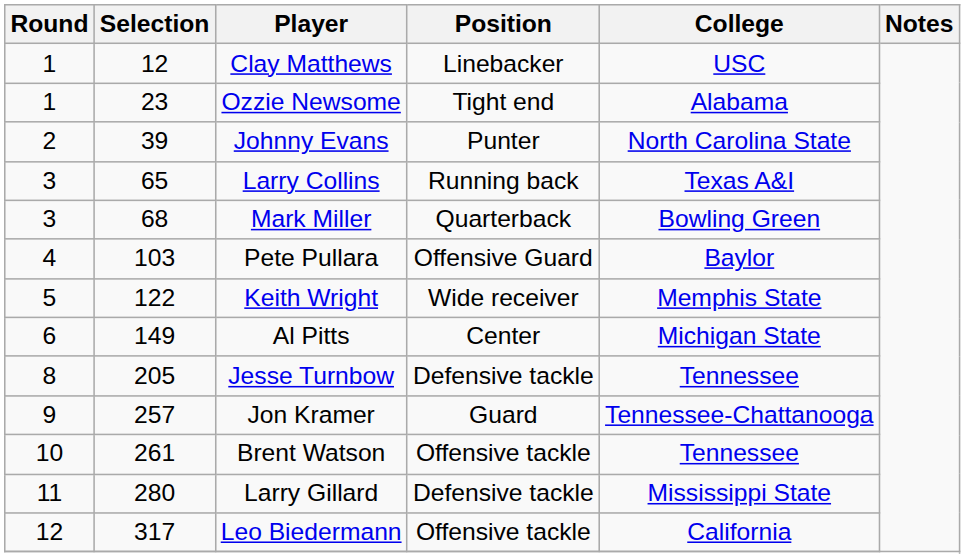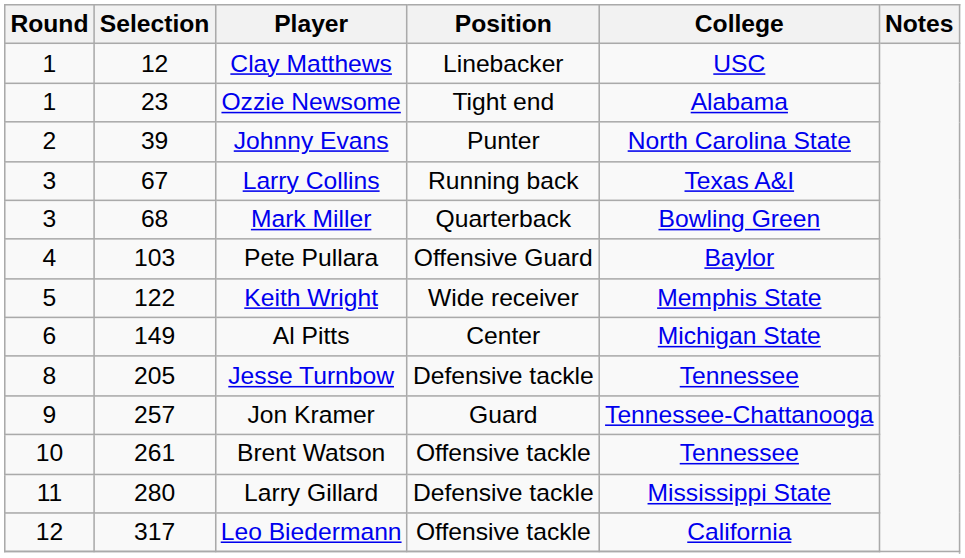(155, 180) 65 -> (155, 180) 67
